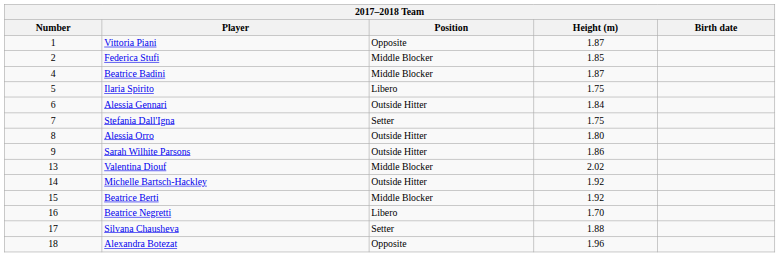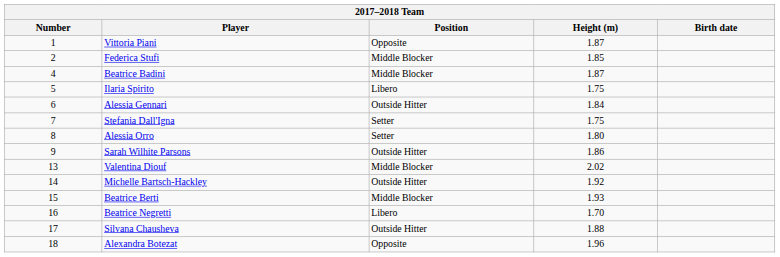(399, 136) Outside Hitter -> (383, 136) Setter
(595, 197) 1.92 -> (595, 197) 1.93
(383, 228) Setter -> (399, 228) Outside Hitter
